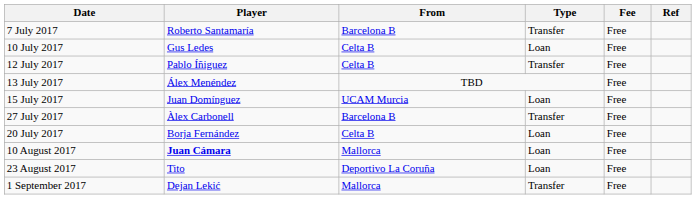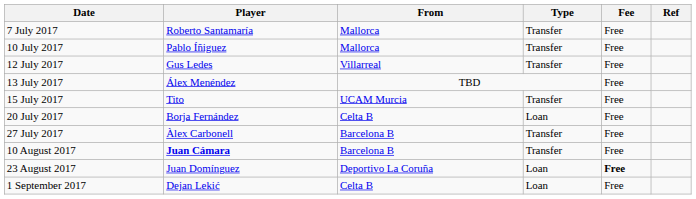(368, 30) Barcelona B -> (360, 30) Mallorca
(190, 47) Gus Ledes -> (196, 47) Pablo Íñiguez
(358, 47) Celta B -> (360, 47) Mallorca
(539, 47) Loan -> (544, 47) Transfer
(197, 64) Pablo Íñiguez -> (189, 64) Gus Ledes
(358, 64) Celta B -> (360, 64) Villarreal
(204, 99) Juan Domínguez -> (175, 99) Tito
(539, 99) Loan -> (544, 99) Transfer
rows swapped: (35, 133) <-> (35, 116)
(361, 151) Mallorca -> (367, 151) Barcelona B
(539, 151) Loan -> (544, 151) Transfer
(176, 168) Tito -> (203, 168) Juan Domínguez
(617, 168) normal -> (615, 168) bold
(361, 185) Mallorca -> (356, 185) Celta B
(546, 185) Transfer -> (537, 185) Loan
